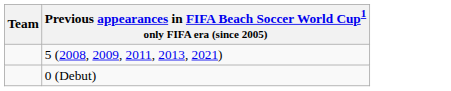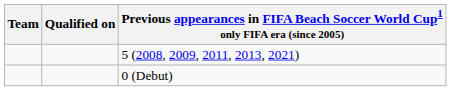+ column: (80, 24)
